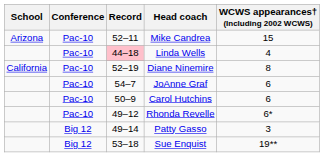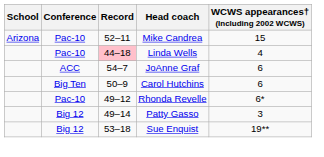- row: (180, 68)
(78, 83) Pac-10 -> (70, 68) ACC
(78, 99) Pac-10 -> (70, 83) Big Ten
